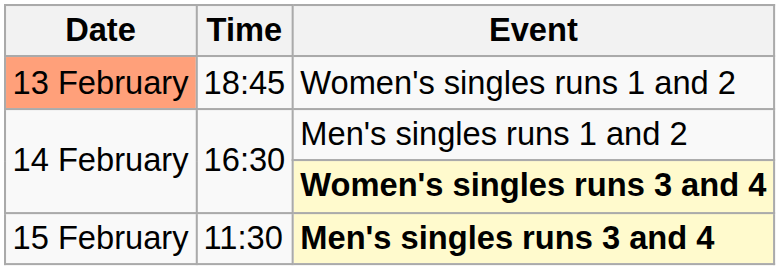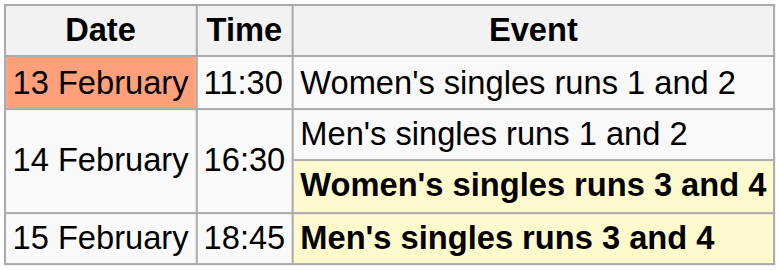(244, 82) 18:45 -> (243, 82) 11:30
(243, 237) 11:30 -> (244, 237) 18:45
